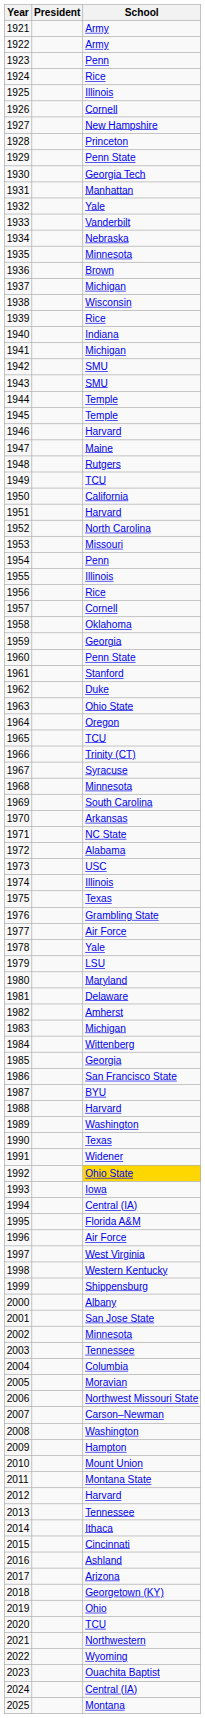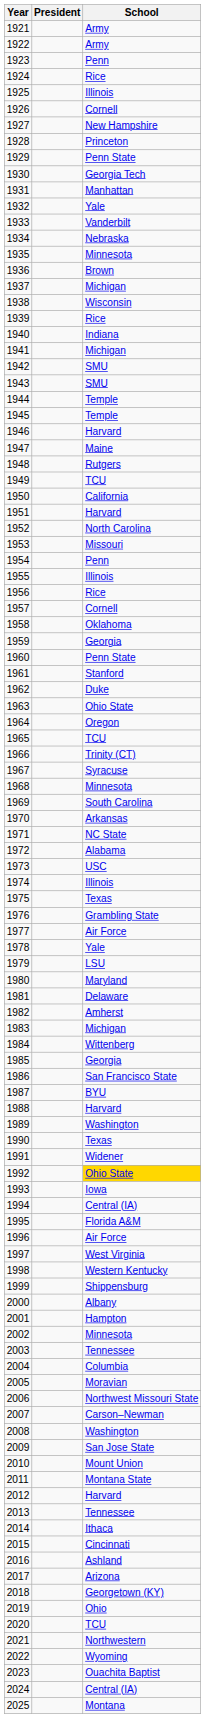(120, 1318) San Jose State -> (106, 1318) Hampton
(106, 1447) Hampton -> (120, 1447) San Jose State
